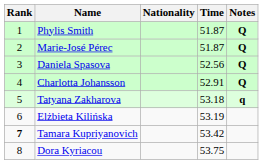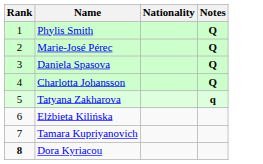- column: (212, 13)
(20, 133) bold -> (20, 133) normal
(20, 151) normal -> (20, 151) bold
